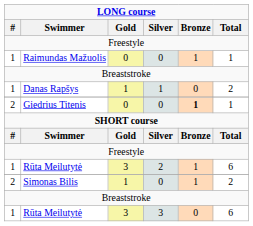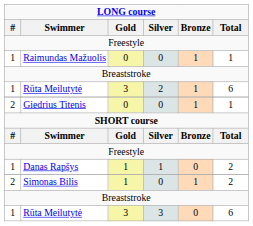rows swapped: (53, 167) <-> (51, 89)
(196, 105) bold -> (196, 105) normal
